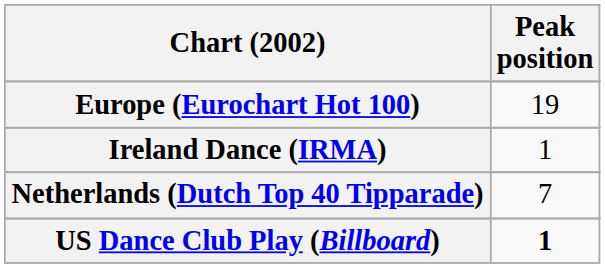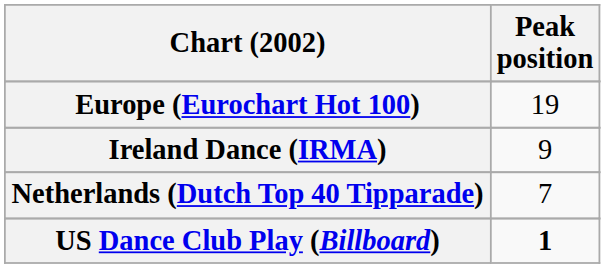(545, 149) 1 -> (545, 149) 9
